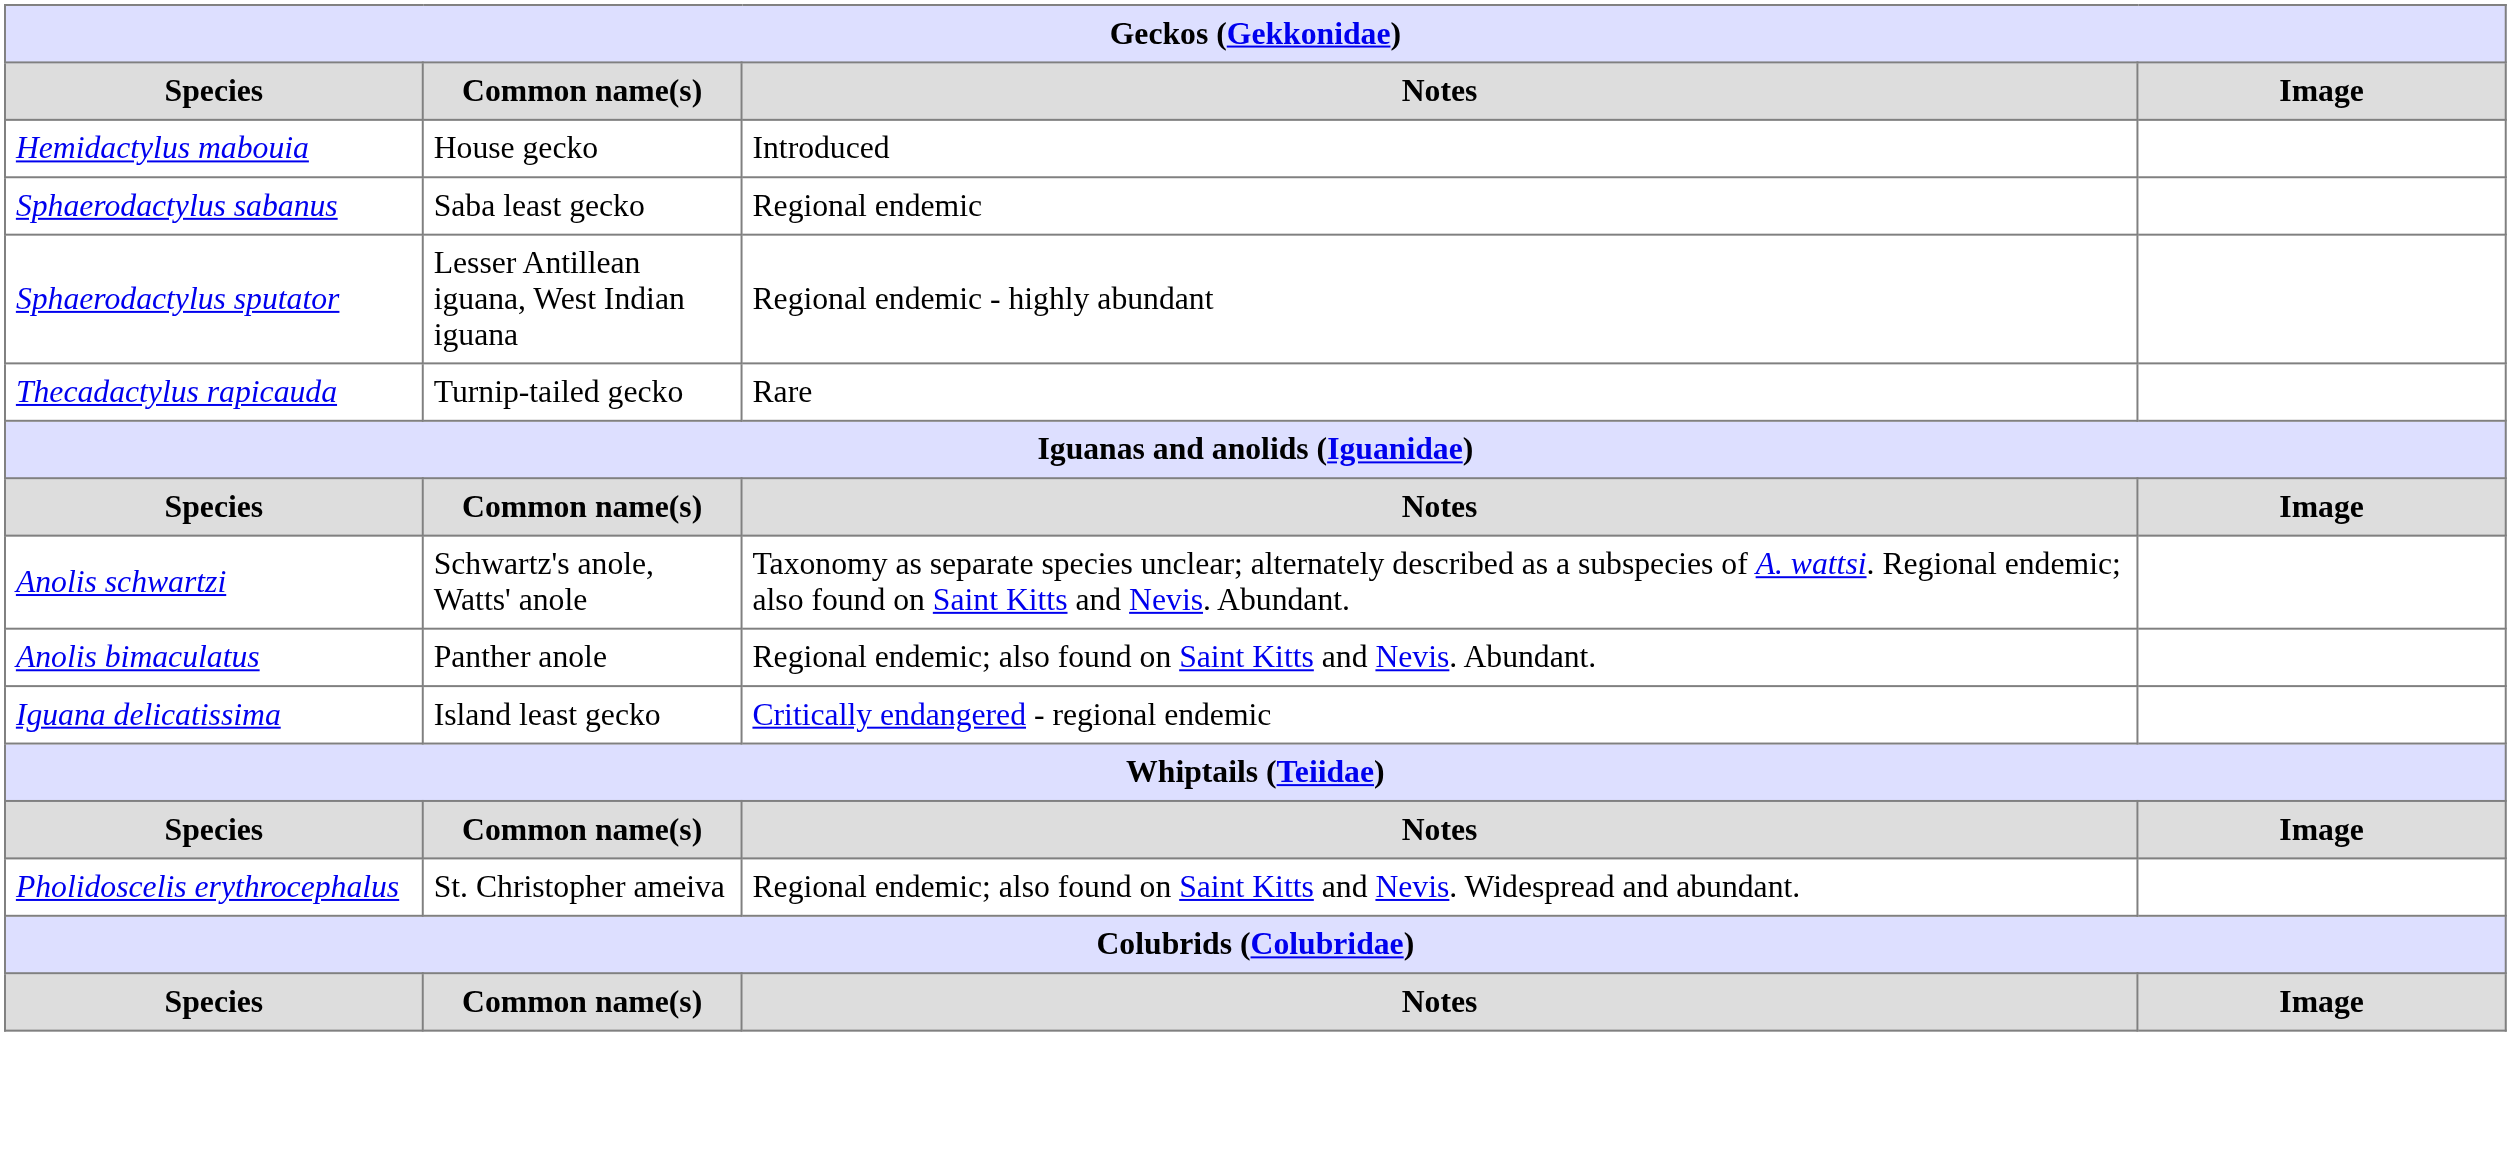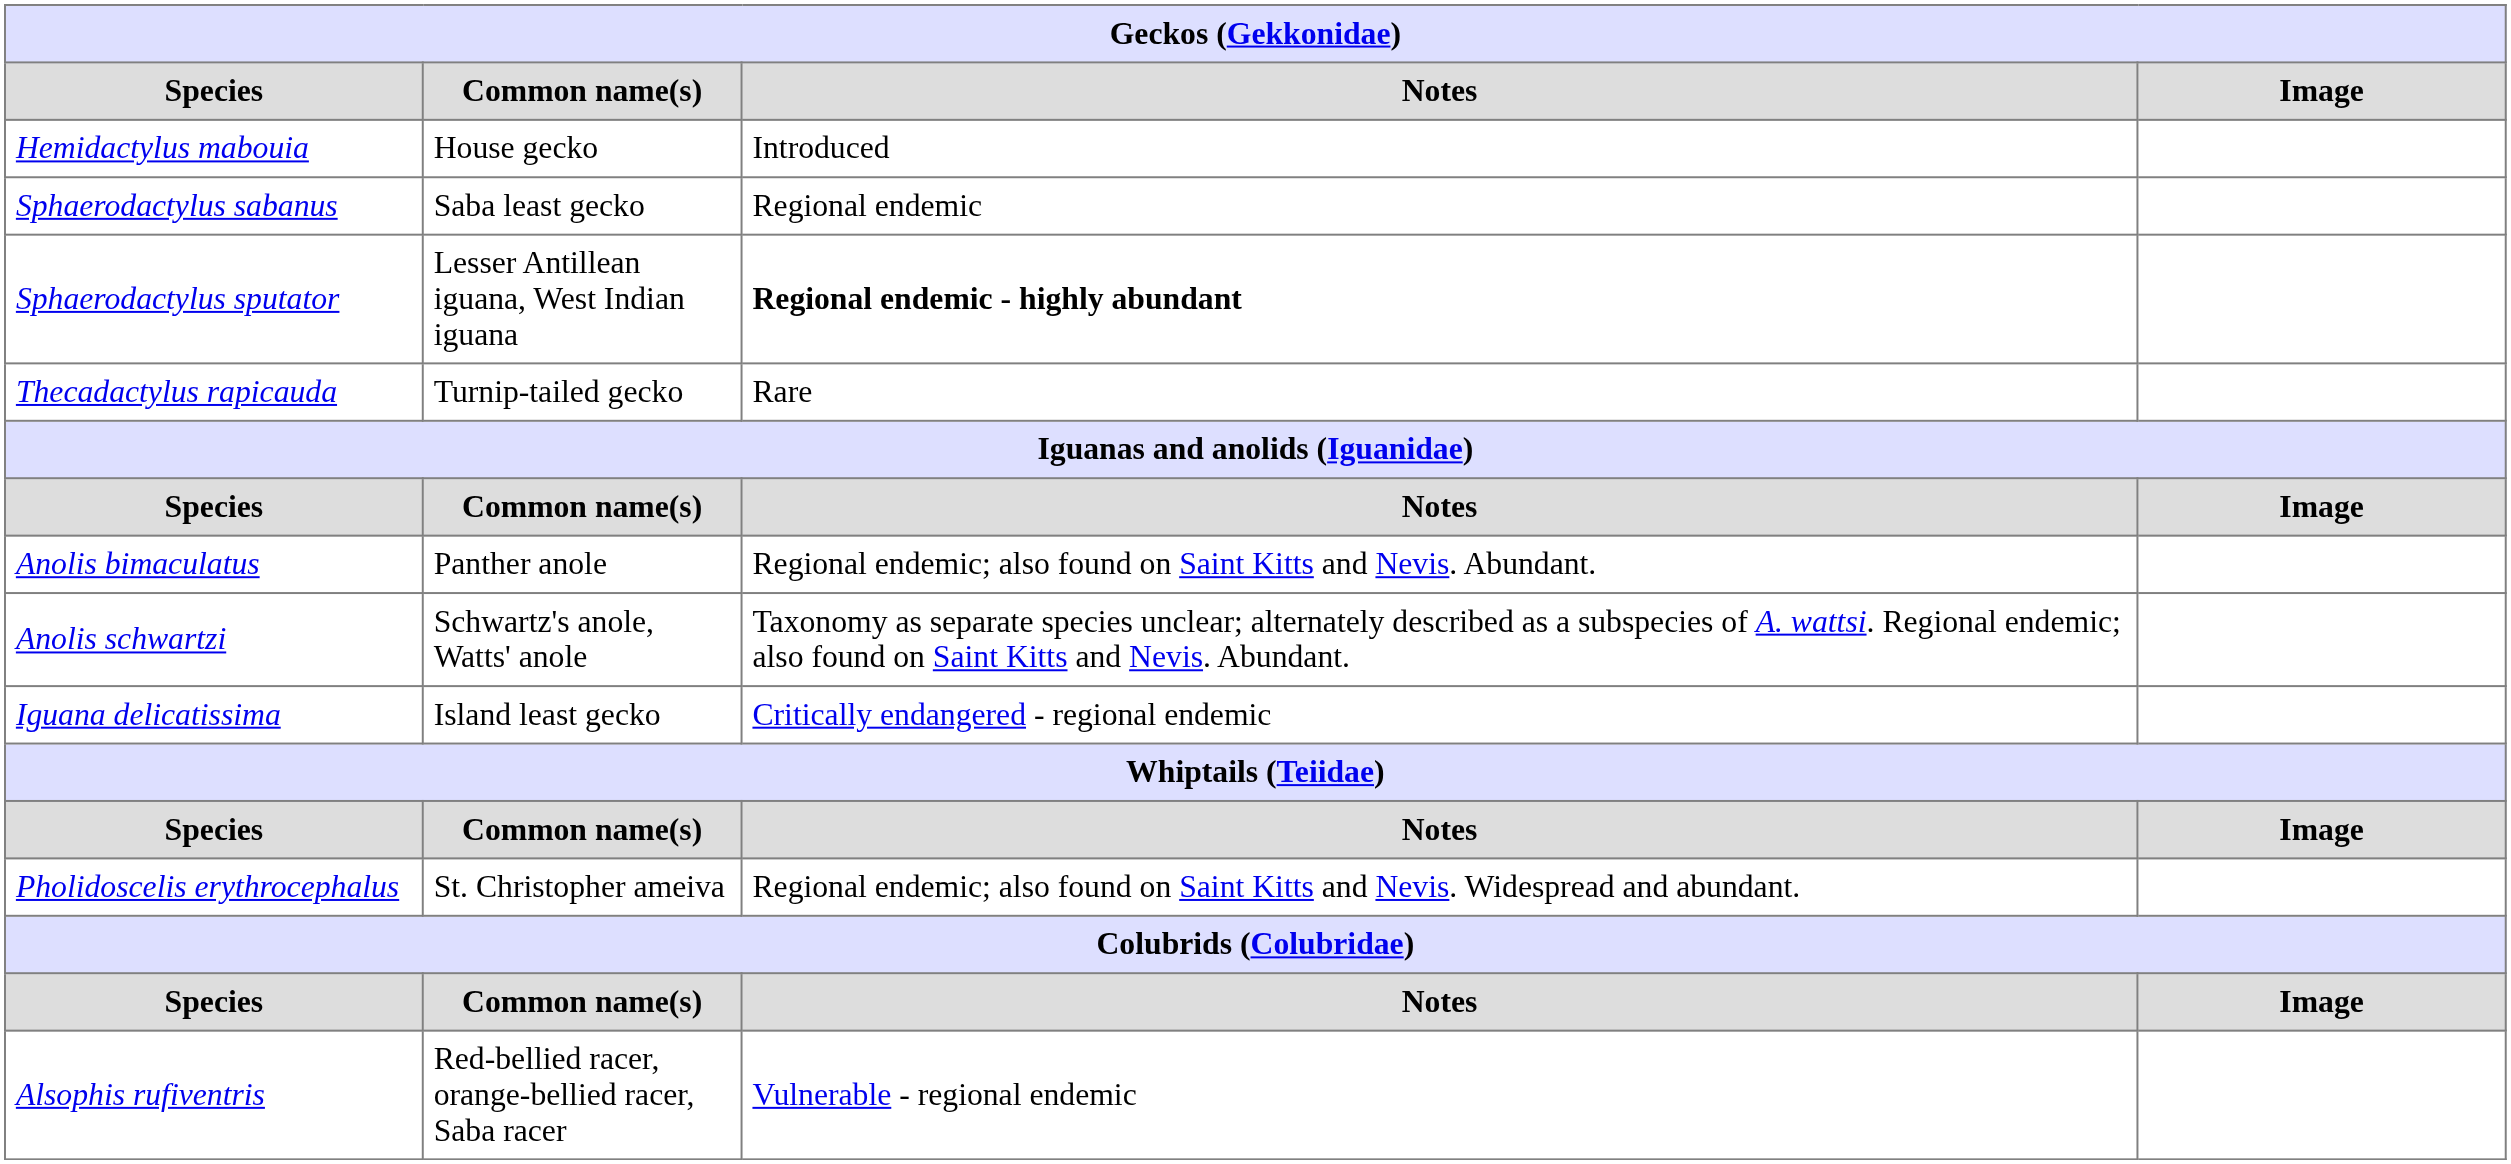(983, 298) normal -> (997, 298) bold
rows swapped: (138, 656) <-> (121, 581)
+ row: (140, 1094)
